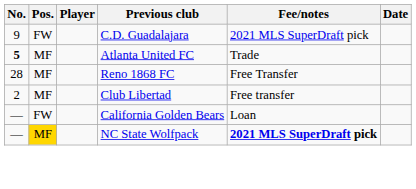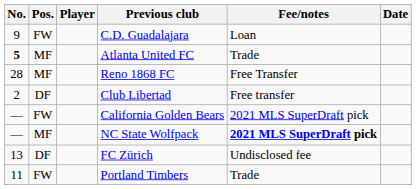(299, 34) 2021 MLS SuperDraft pick -> (243, 34) Loan
(43, 94) MF -> (43, 94) DF
(243, 114) Loan -> (299, 114) 2021 MLS SuperDraft pick
(43, 134) gold background -> (43, 134) no background
+ row: (127, 154)
+ row: (144, 174)
